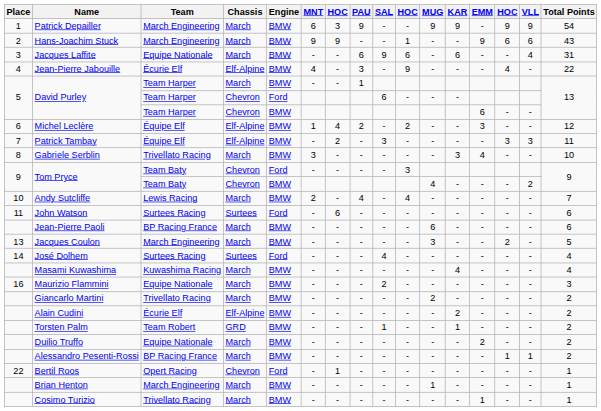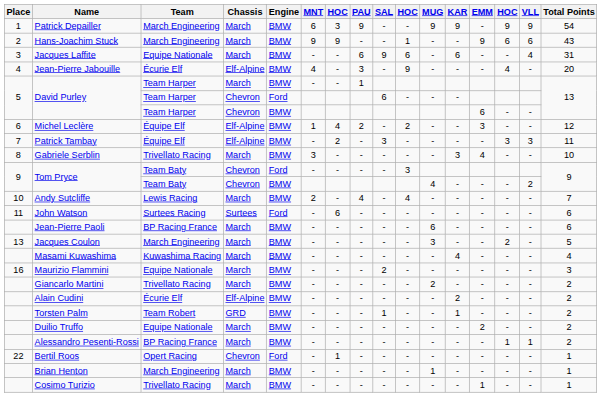(569, 69) 22 -> (569, 69) 20
- row: (61, 255)
